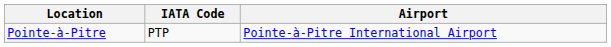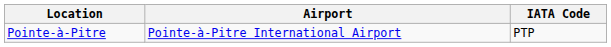columns swapped: (423, 14) <-> (193, 14)
